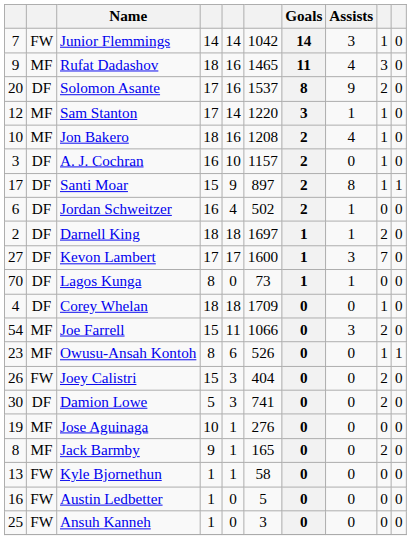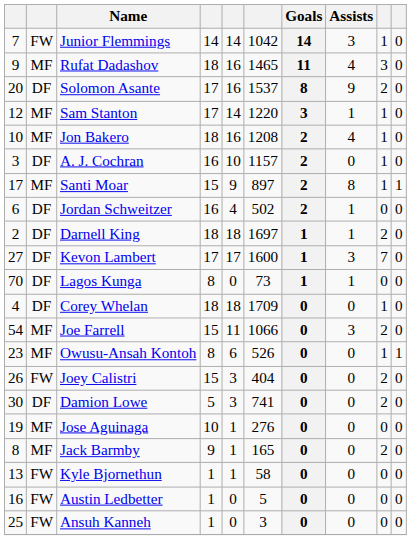(42, 185) DF -> (42, 185) MF
